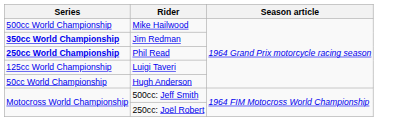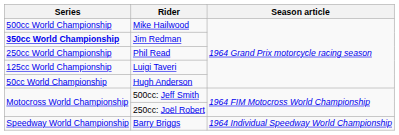(63, 53) bold -> (59, 53) normal
+ row: (157, 123)
